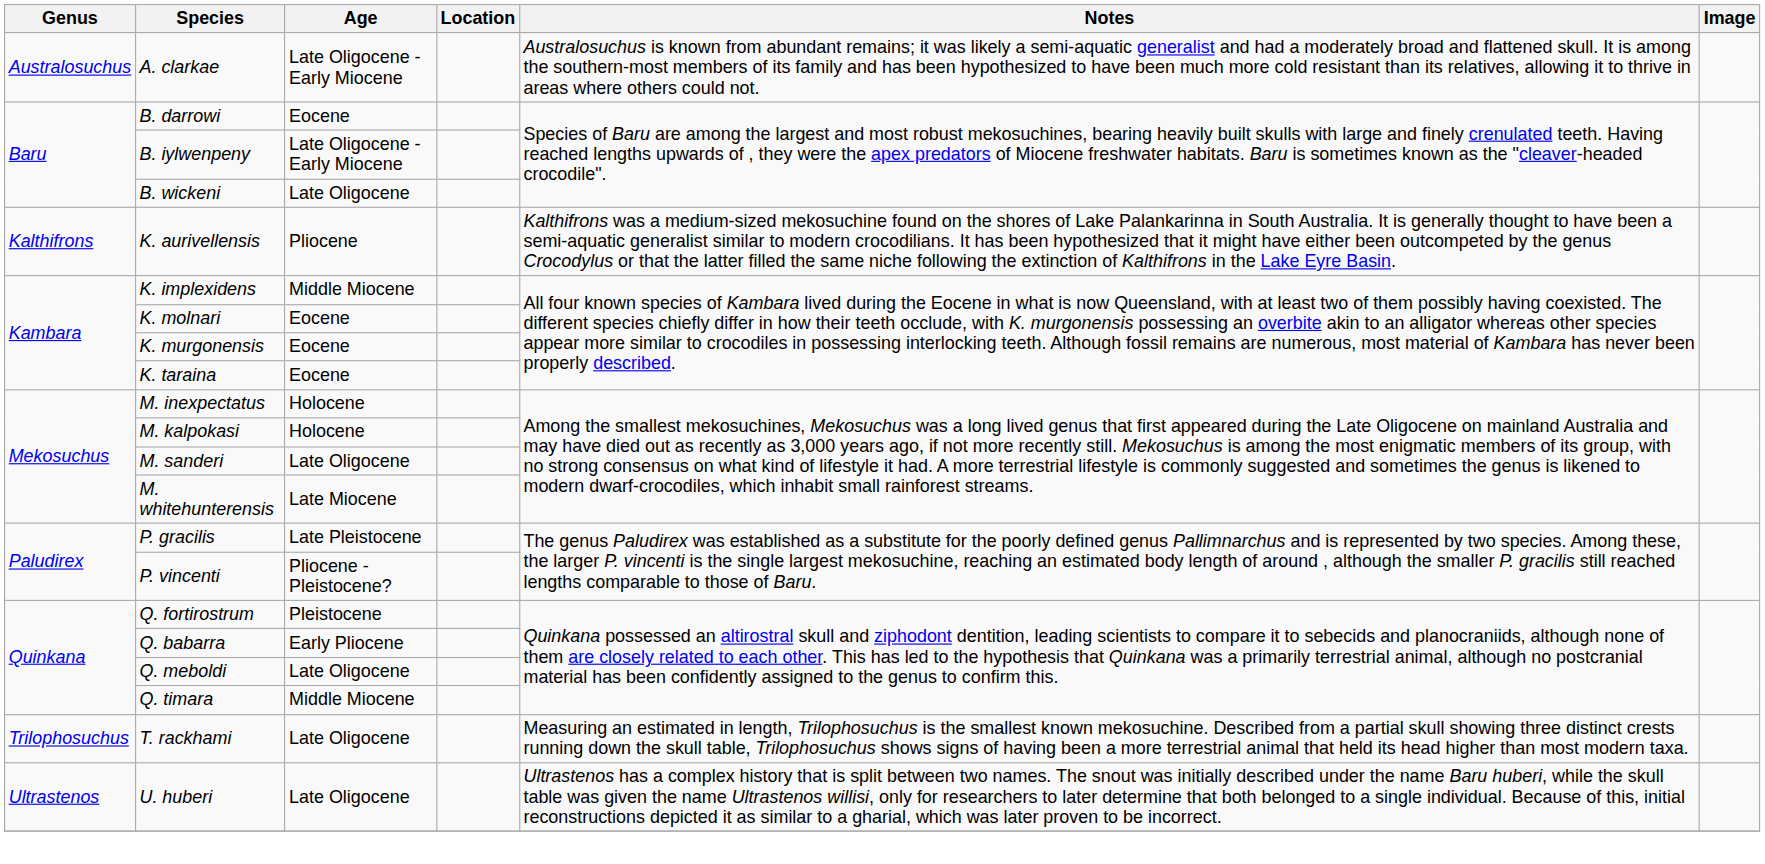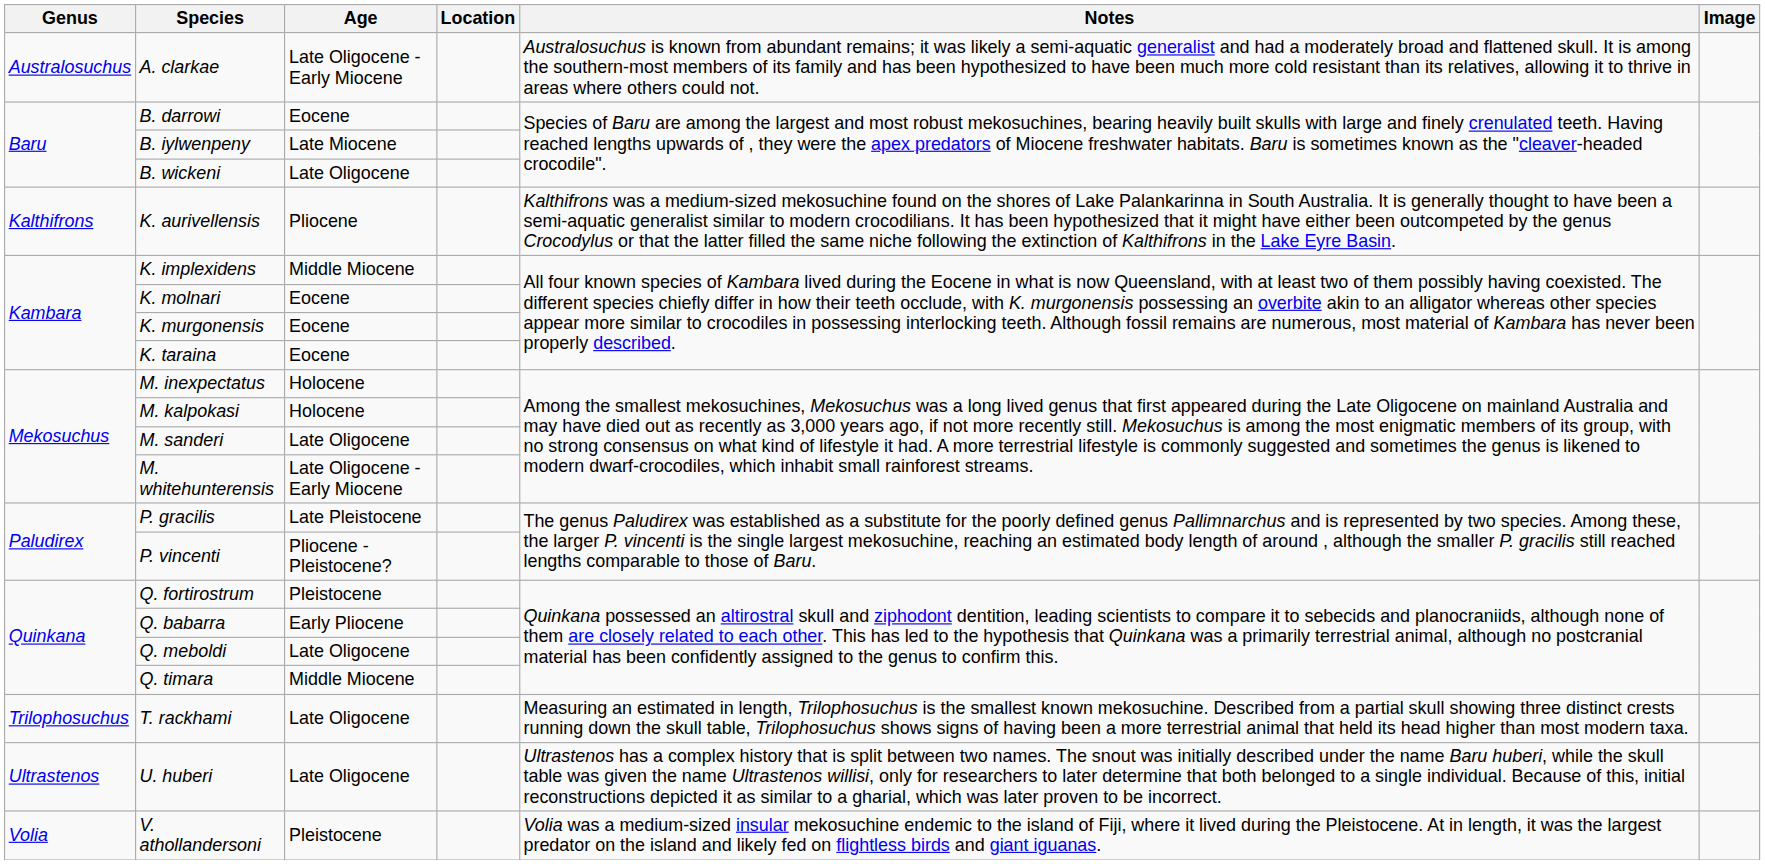(355, 154) Late Oligocene - Early Miocene -> (343, 144) Late Miocene
(343, 499) Late Miocene -> (355, 478) Late Oligocene - Early Miocene
+ row: (200, 835)
